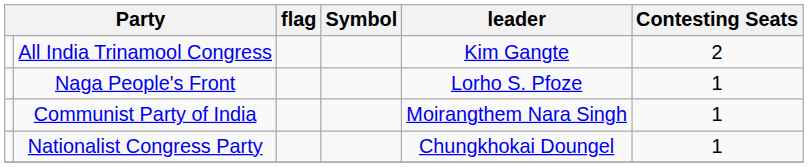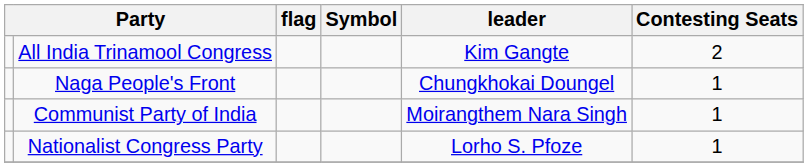(517, 83) Lorho S. Pfoze -> (517, 83) Chungkhokai Doungel
(517, 146) Chungkhokai Doungel -> (517, 146) Lorho S. Pfoze
